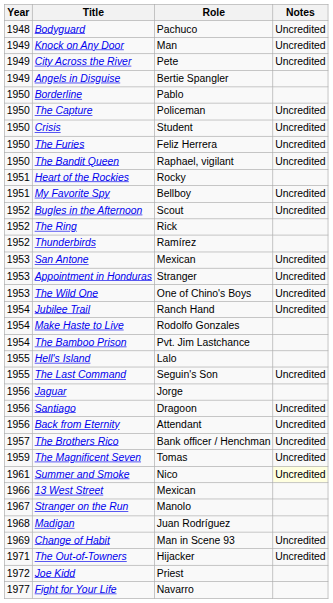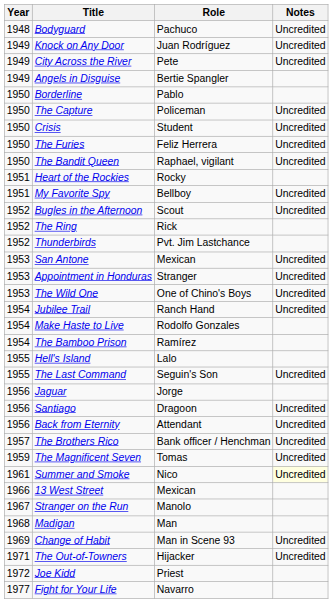(167, 45) Man -> (194, 45) Juan Rodríguez
(176, 243) Ramírez -> (203, 243) Pvt. Jim Lastchance
(203, 342) Pvt. Jim Lastchance -> (176, 342) Ramírez
(194, 524) Juan Rodríguez -> (167, 524) Man
